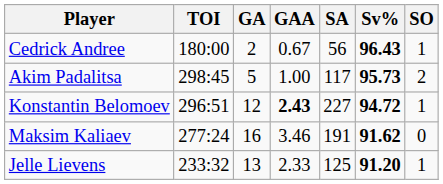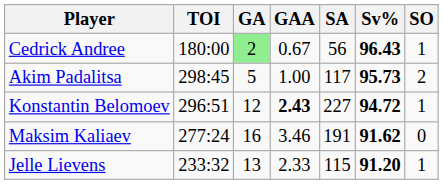(252, 48) no background -> (252, 48) lightgreen background
(337, 164) 125 -> (337, 164) 115
